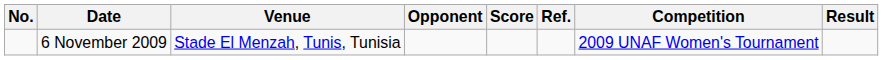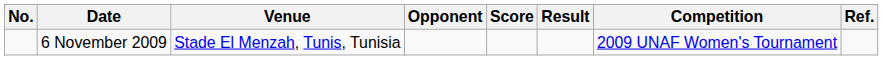columns swapped: (850, 17) <-> (556, 17)
